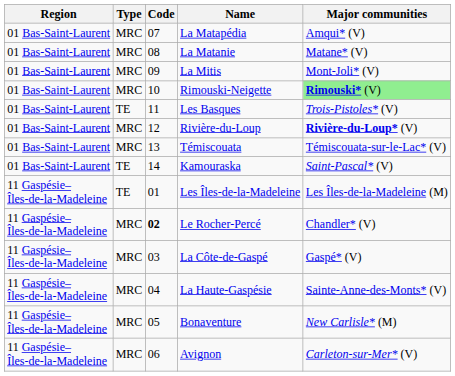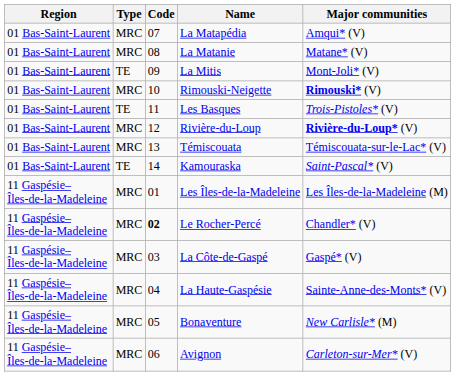(129, 71) MRC -> (123, 71) TE
(343, 90) lightgreen background -> (343, 90) no background
(123, 192) TE -> (129, 192) MRC
